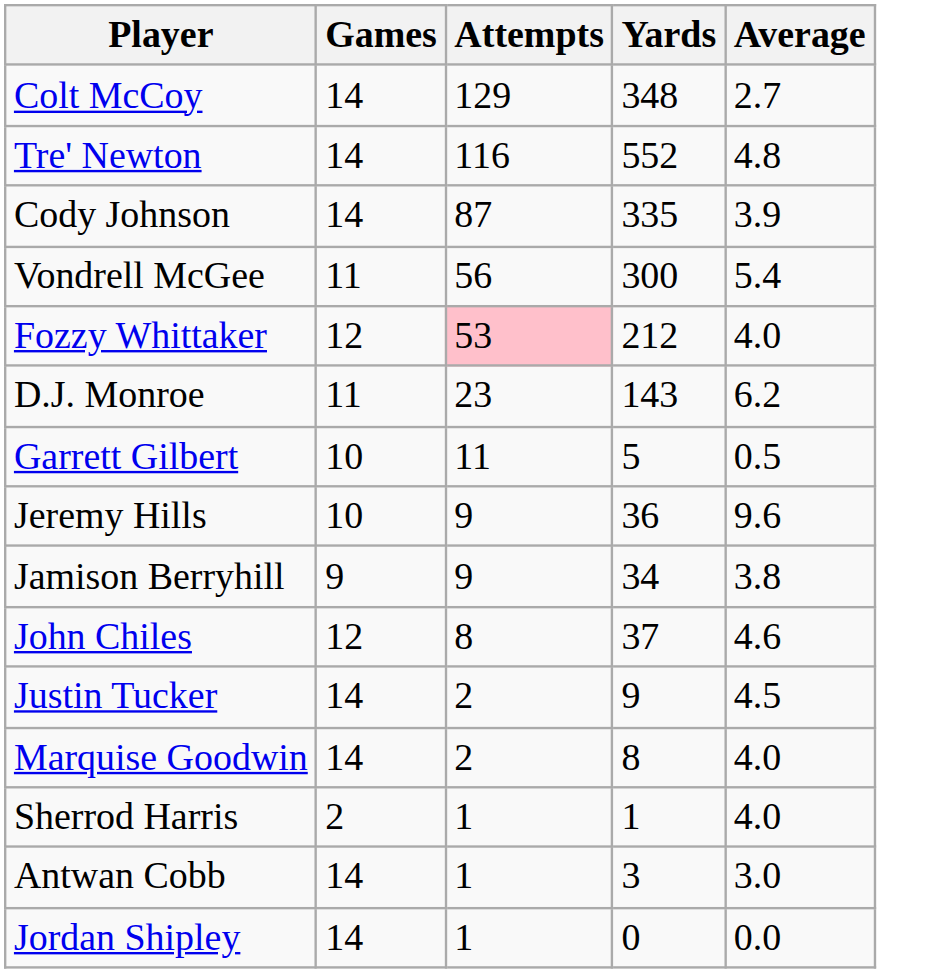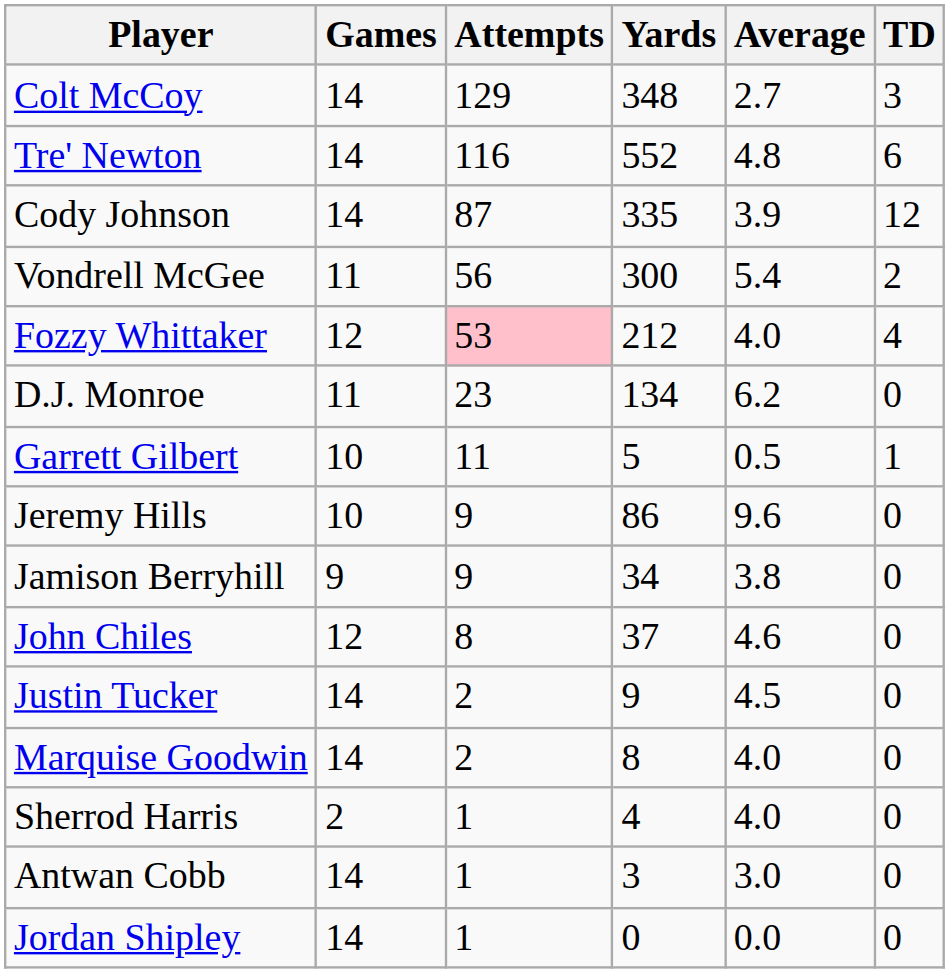+ column: (909, 34)
(650, 395) 143 -> (650, 395) 134
(640, 515) 36 -> (640, 515) 86
(631, 816) 1 -> (631, 816) 4
